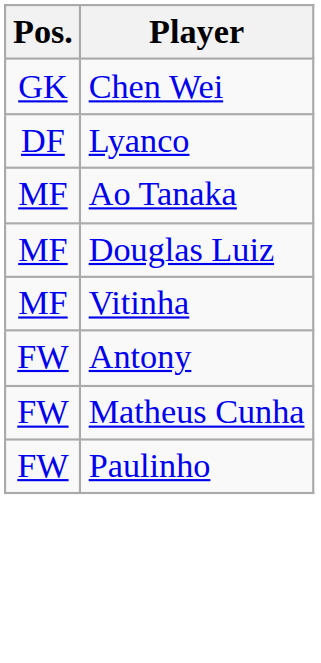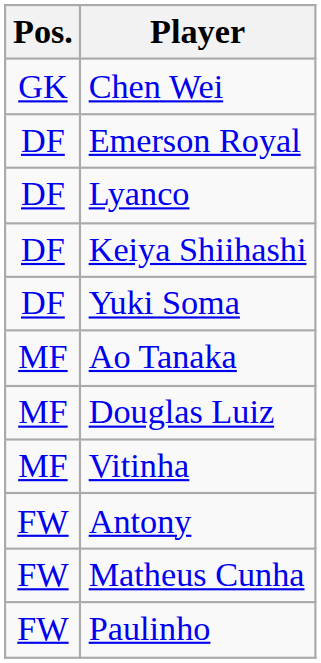+ row: (195, 140)
+ row: (198, 248)
+ row: (164, 303)
